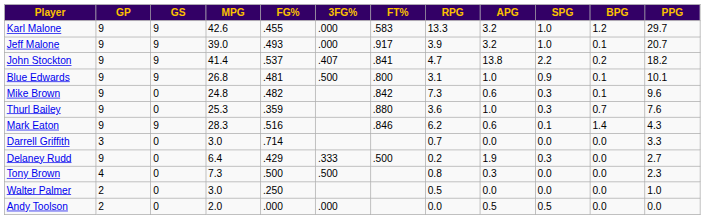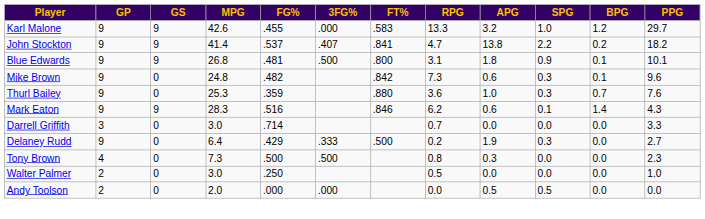- row: (33, 45)
(490, 77) 1.0 -> (490, 61) 1.8
